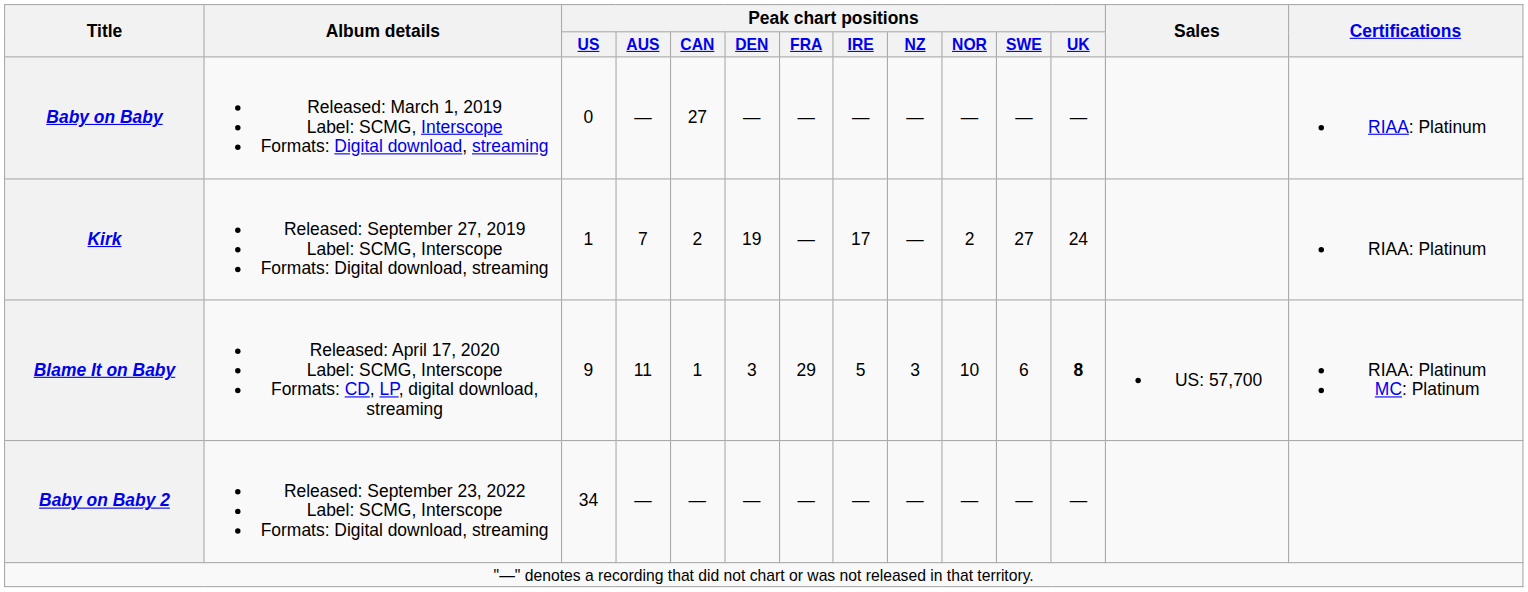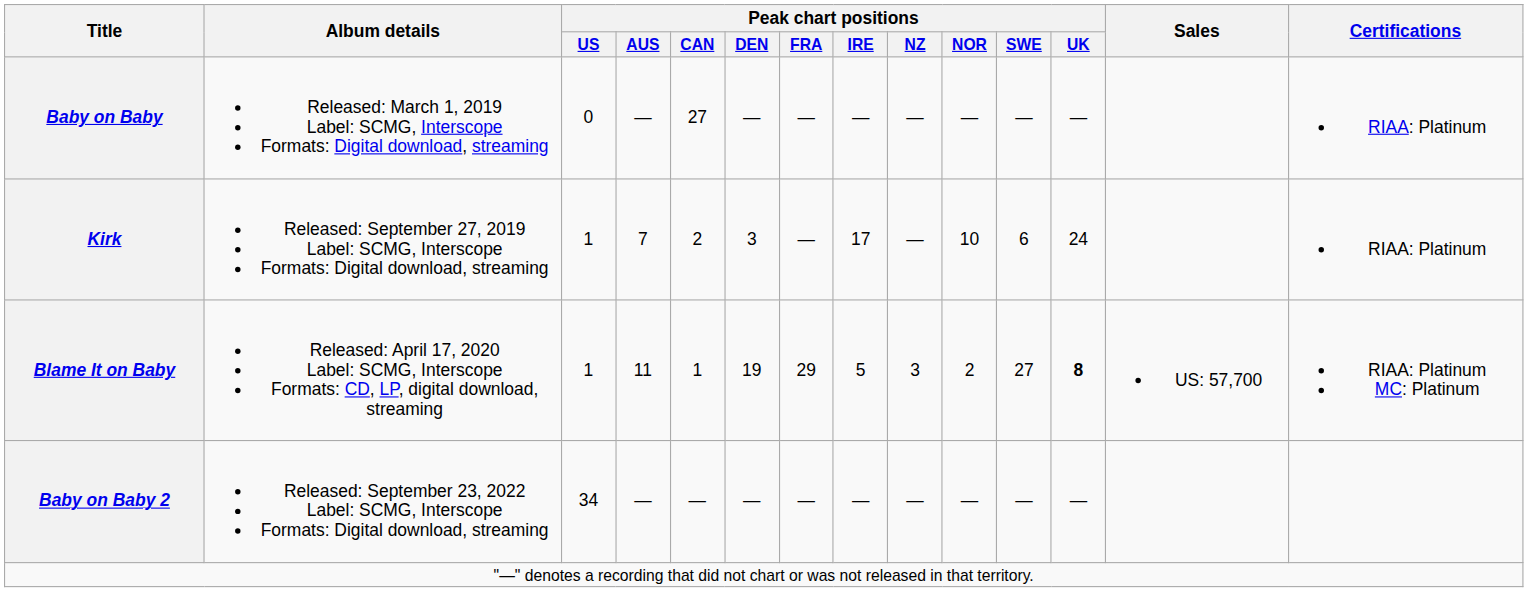(752, 239) 19 -> (752, 239) 3
(970, 239) 2 -> (969, 239) 10
(1024, 239) 27 -> (1024, 239) 6
(588, 370) 9 -> (588, 370) 1
(752, 370) 3 -> (752, 370) 19
(969, 370) 10 -> (970, 370) 2
(1024, 370) 6 -> (1024, 370) 27
